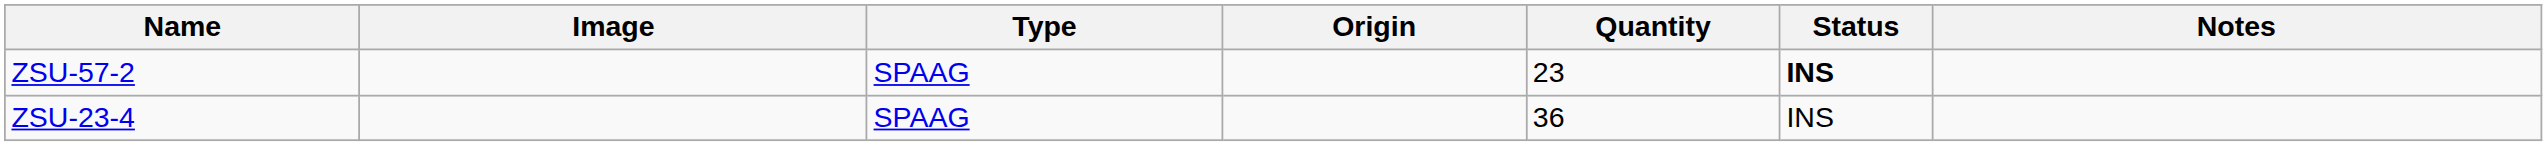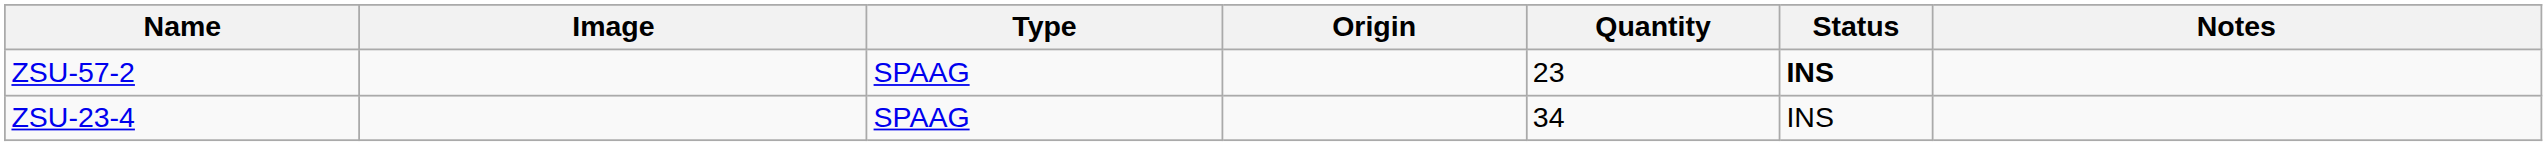(1549, 117) 36 -> (1549, 117) 34
